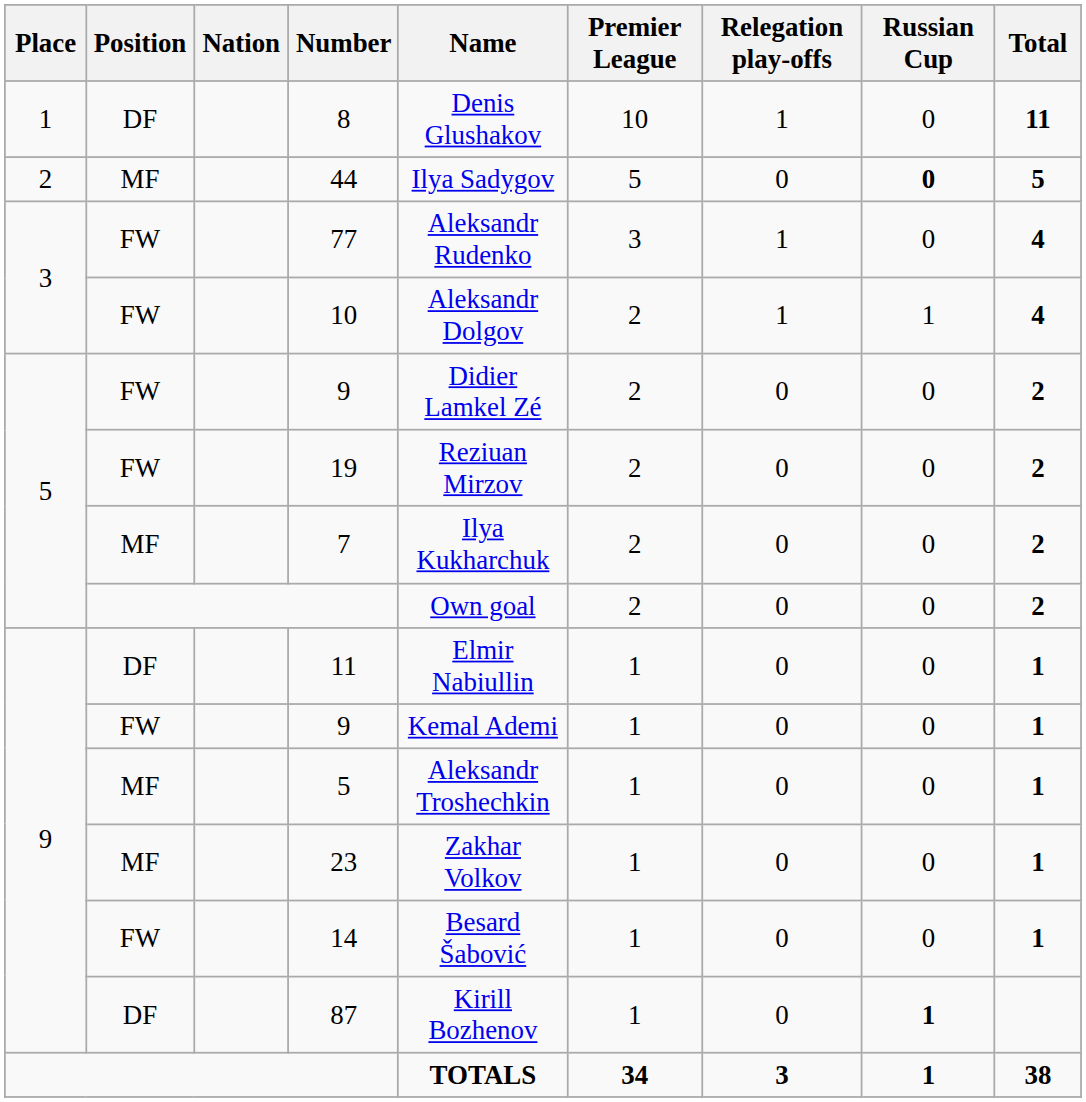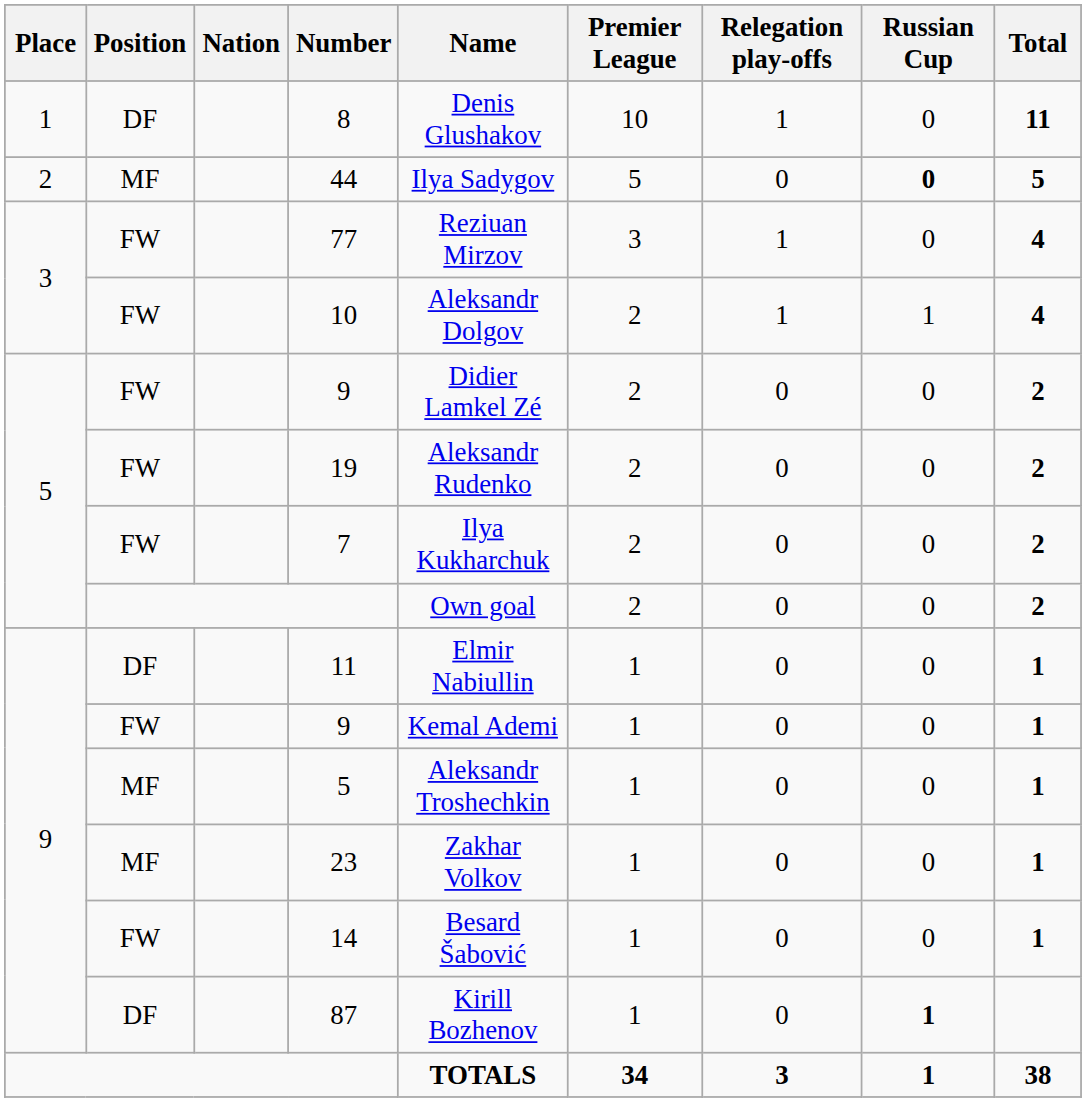(483, 239) Aleksandr Rudenko -> (483, 239) Reziuan Mirzov
(483, 468) Reziuan Mirzov -> (483, 468) Aleksandr Rudenko
(140, 544) MF -> (140, 544) FW
